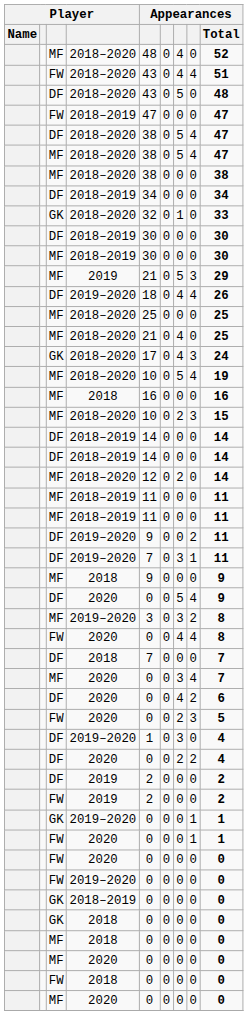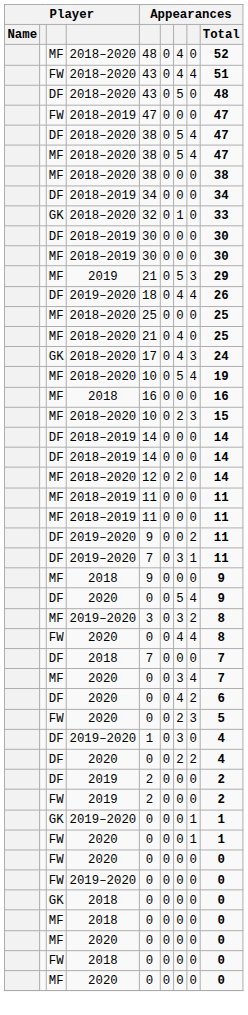- row: (56, 900)
